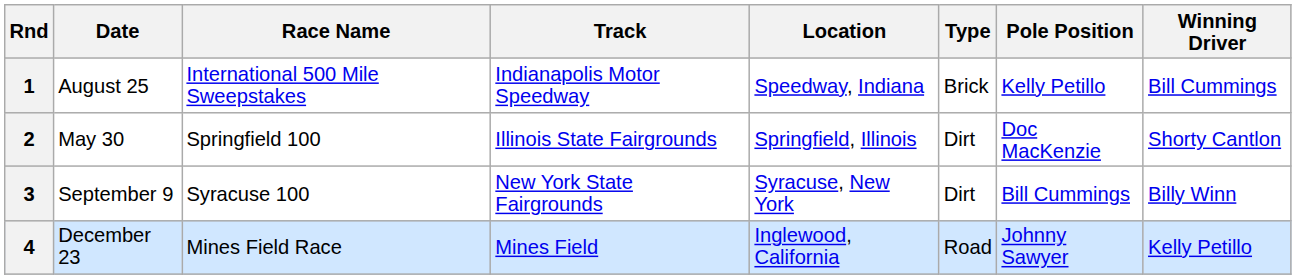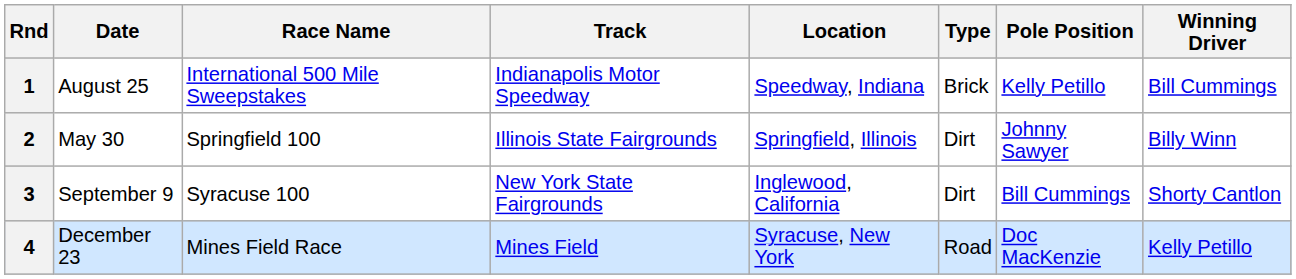(1051, 139) Doc MacKenzie -> (1035, 139) Johnny Sawyer
(1215, 139) Shorty Cantlon -> (1192, 139) Billy Winn
(822, 193) Syracuse, New York -> (803, 193) Inglewood, California
(1192, 193) Billy Winn -> (1215, 193) Shorty Cantlon
(803, 247) Inglewood, California -> (822, 247) Syracuse, New York
(1035, 247) Johnny Sawyer -> (1051, 247) Doc MacKenzie
